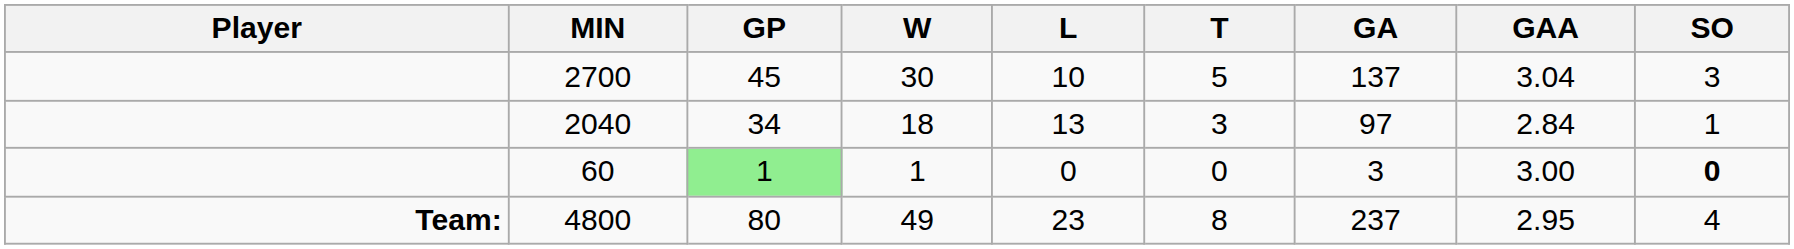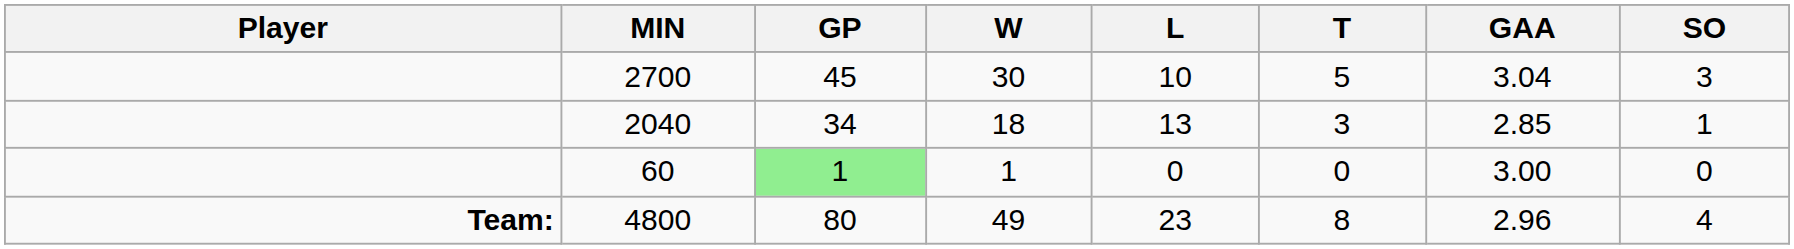- column: (1376, 28)
(1546, 123) 2.84 -> (1522, 123) 2.85
(1712, 171) bold -> (1704, 171) normal
(1546, 219) 2.95 -> (1522, 219) 2.96
